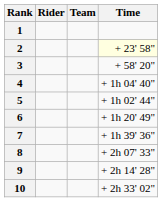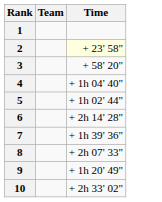- column: (51, 13)
(128, 118) + 1h 20' 49" -> (96, 118) + 2h 14' 28"
(128, 170) + 2h 14' 28" -> (96, 170) + 1h 20' 49"
